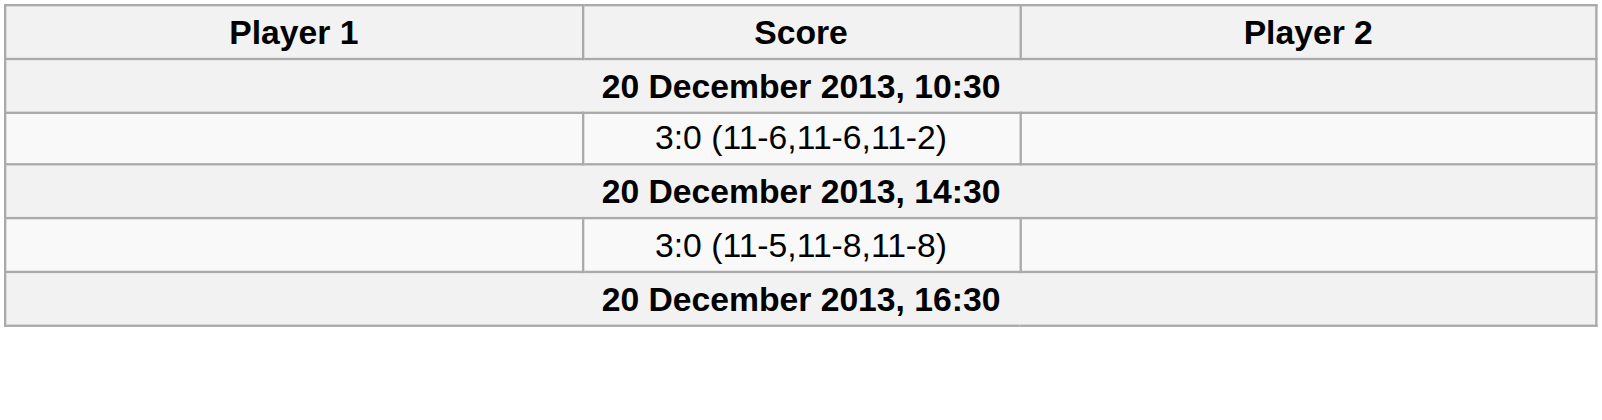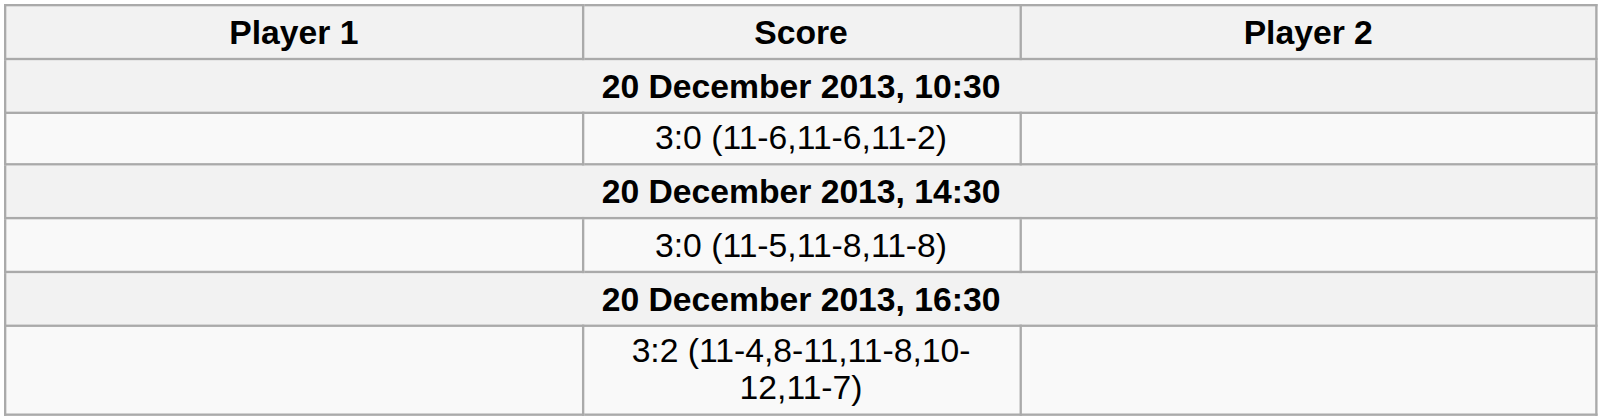+ row: (801, 370)
